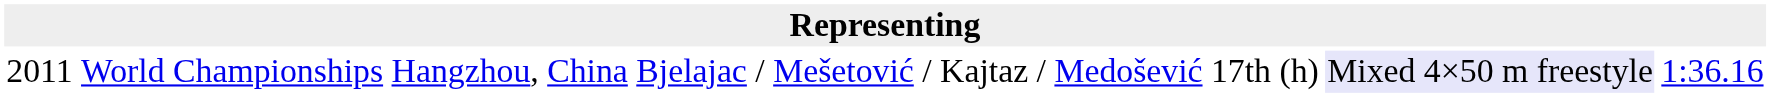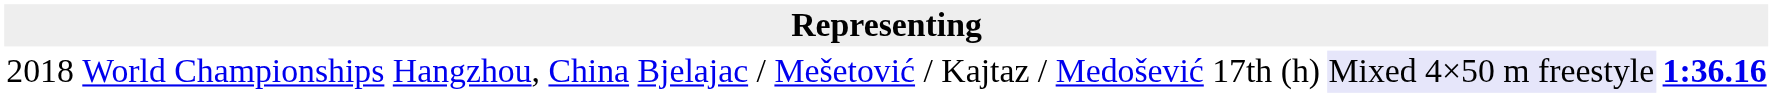(39, 71) 2011 -> (40, 71) 2018
(1712, 71) normal -> (1715, 71) bold
